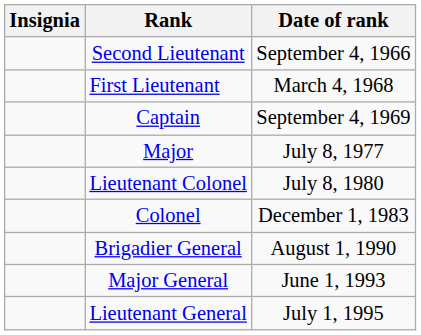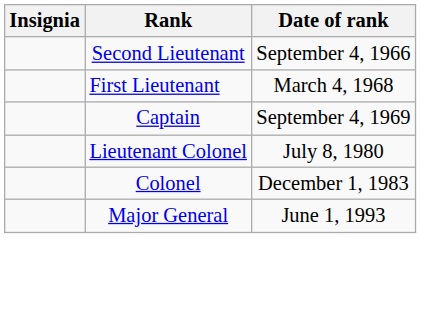- row: (168, 150)
- row: (168, 248)
- row: (168, 313)
